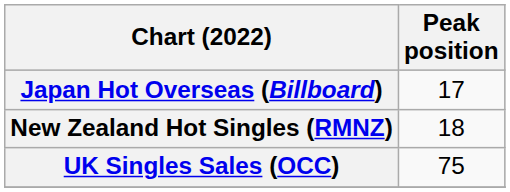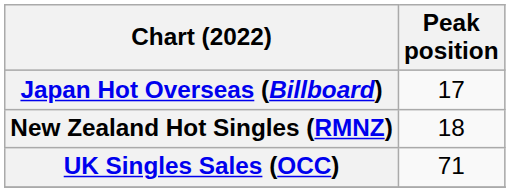(451, 166) 75 -> (451, 166) 71
